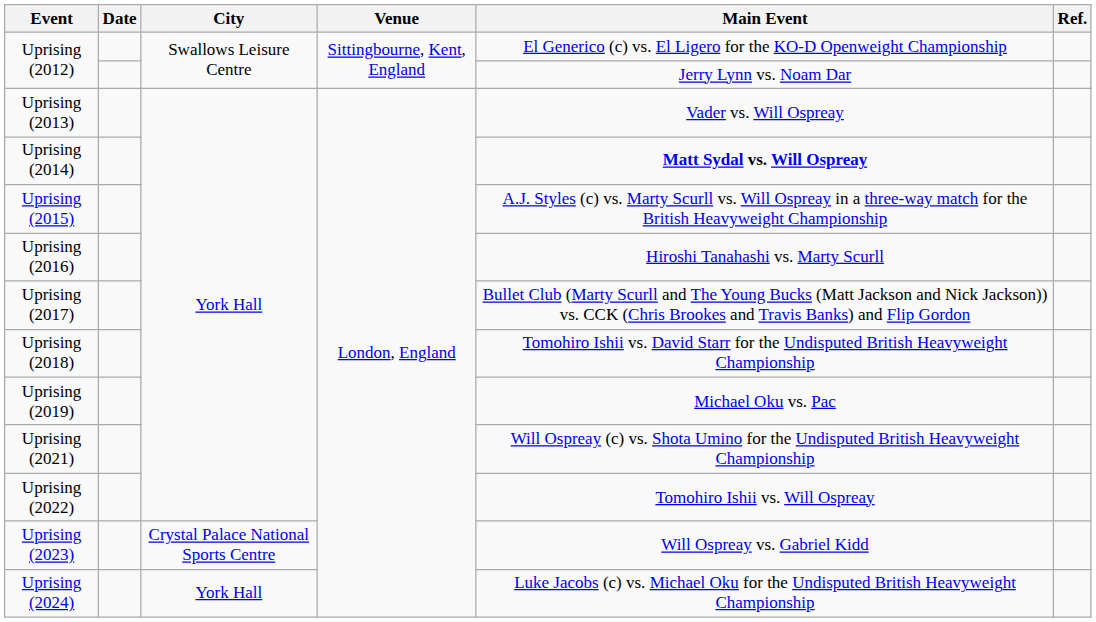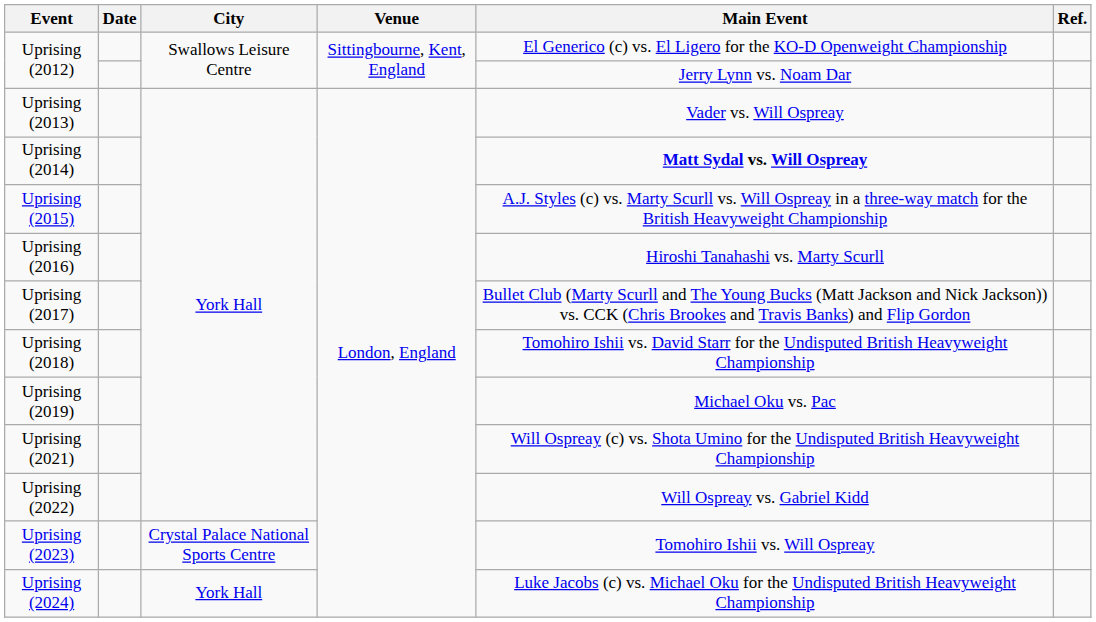(765, 496) Tomohiro Ishii vs. Will Ospreay -> (765, 496) Will Ospreay vs. Gabriel Kidd
(765, 544) Will Ospreay vs. Gabriel Kidd -> (765, 544) Tomohiro Ishii vs. Will Ospreay
